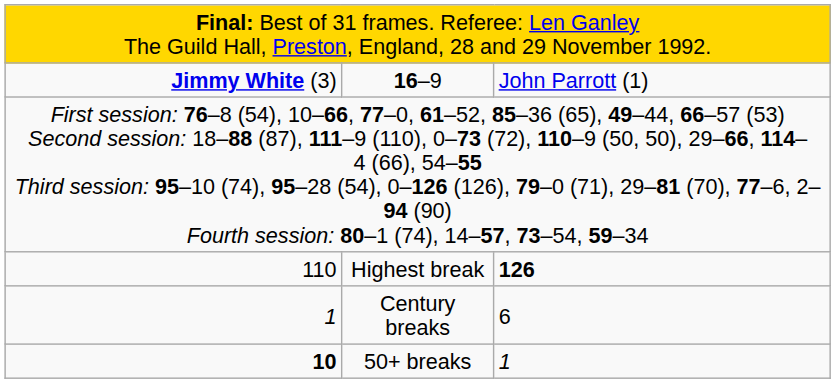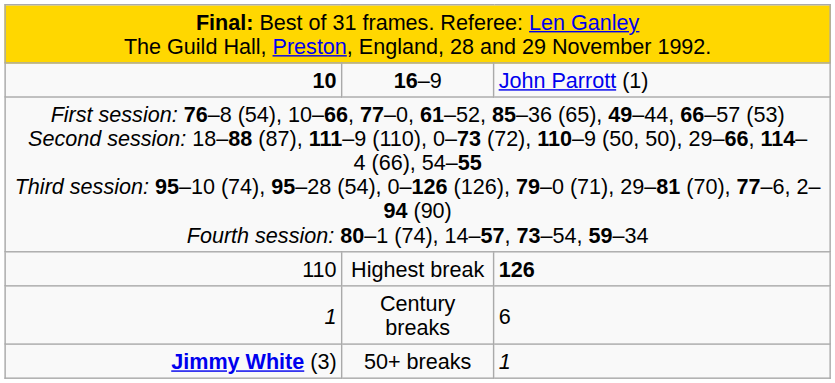(254, 80) Jimmy White (3) -> (325, 80) 10
(325, 362) 10 -> (254, 362) Jimmy White (3)
